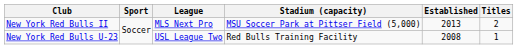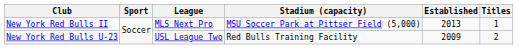(496, 24) 2 -> (496, 24) 1
(451, 37) 2008 -> (451, 37) 2009
(496, 37) 1 -> (496, 37) 2
